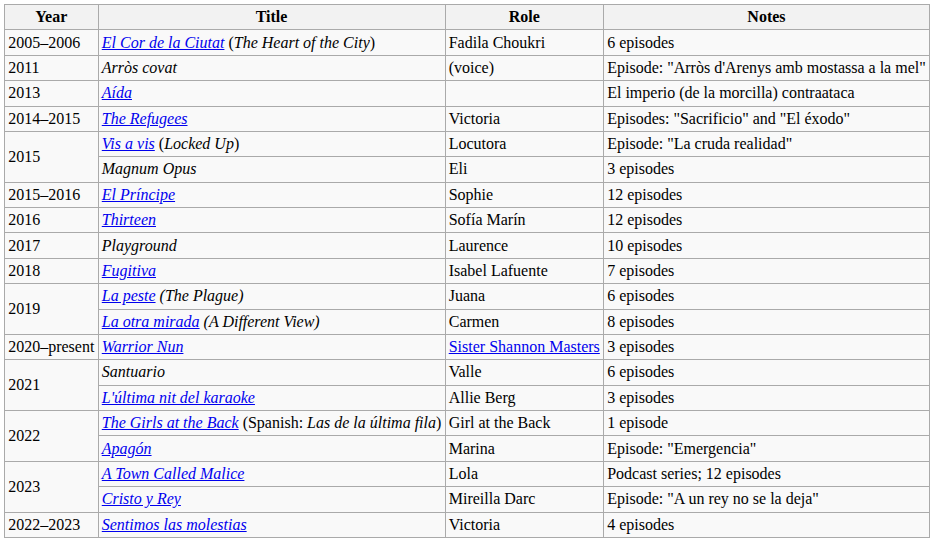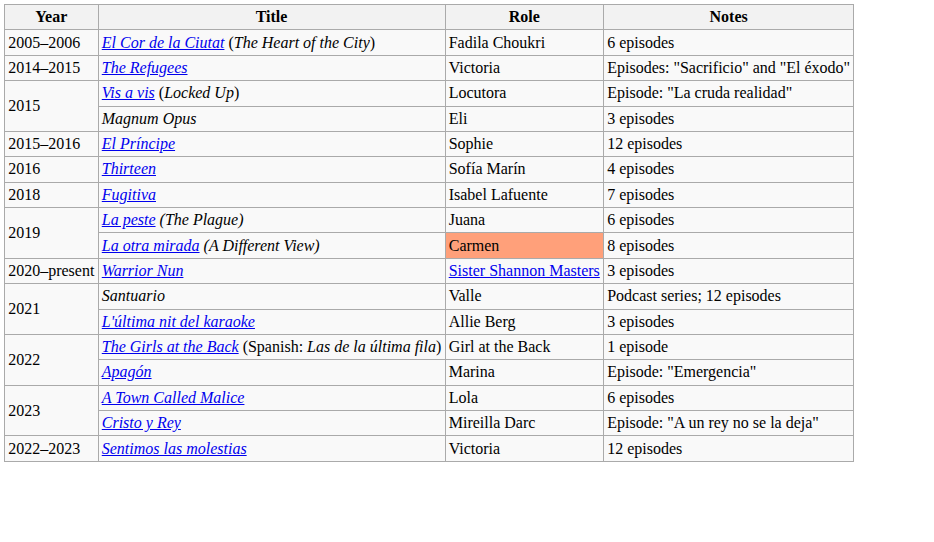- row: (139, 67)
- row: (117, 93)
(645, 220) 12 episodes -> (641, 169) 4 episodes
- row: (139, 245)
(474, 321) no background -> (474, 245) lightsalmon background
(641, 372) 6 episodes -> (694, 296) Podcast series; 12 episodes
(694, 473) Podcast series; 12 episodes -> (641, 397) 6 episodes
(641, 524) 4 episodes -> (645, 448) 12 episodes
